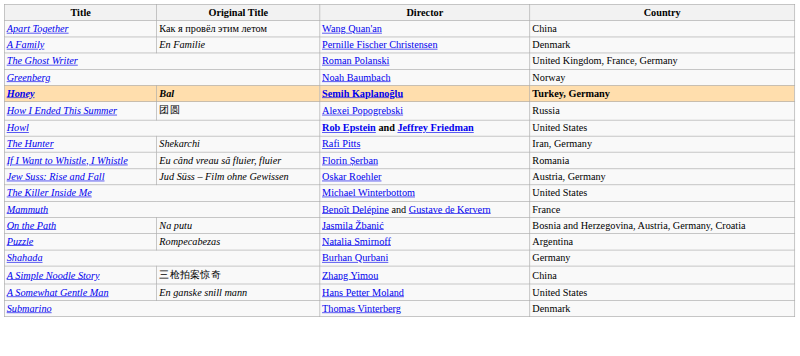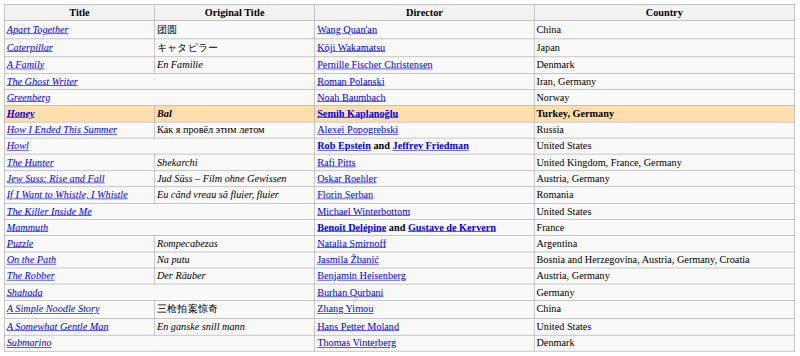(213, 28) Как я провёл этим летом -> (167, 29) 团圆
+ row: (30, 47)
(605, 61) United Kingdom, France, Germany -> (566, 81) Iran, Germany
(170, 110) 团圆 -> (211, 130) Как я провёл этим летом
(562, 144) Iran, Germany -> (609, 162) United Kingdom, France, Germany
rows swapped: (67, 160) <-> (56, 176)
(406, 209) normal -> (407, 227) bold
rows swapped: (31, 225) <-> (20, 241)
+ row: (31, 276)
